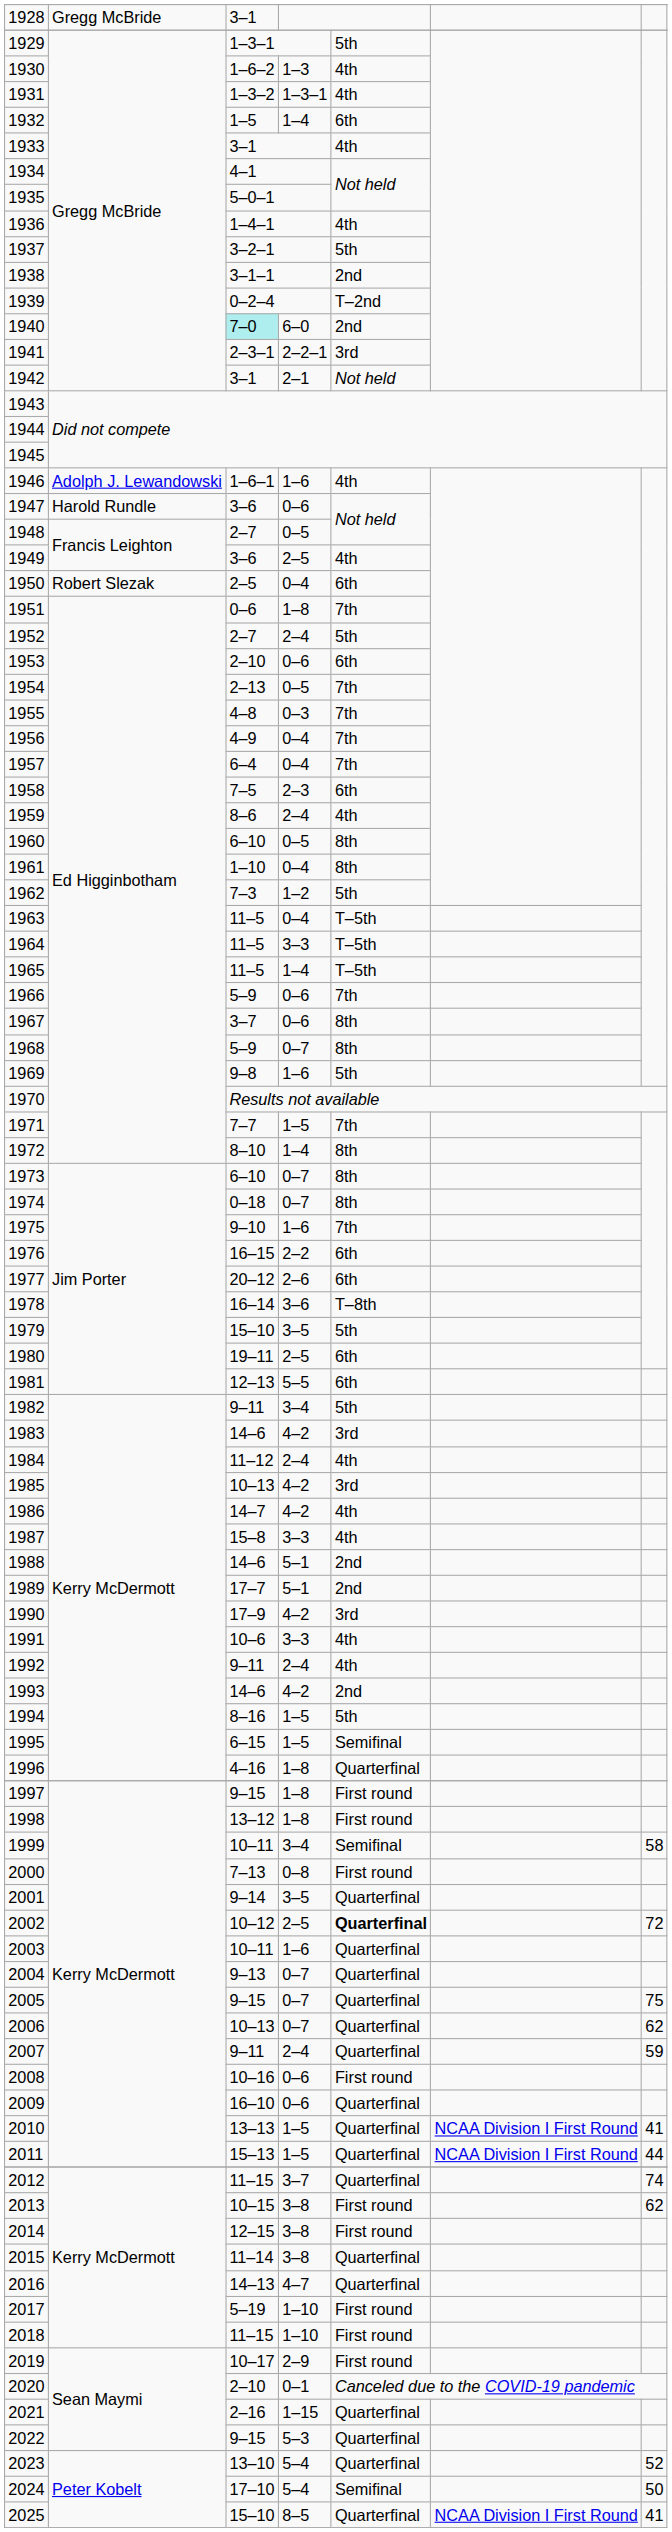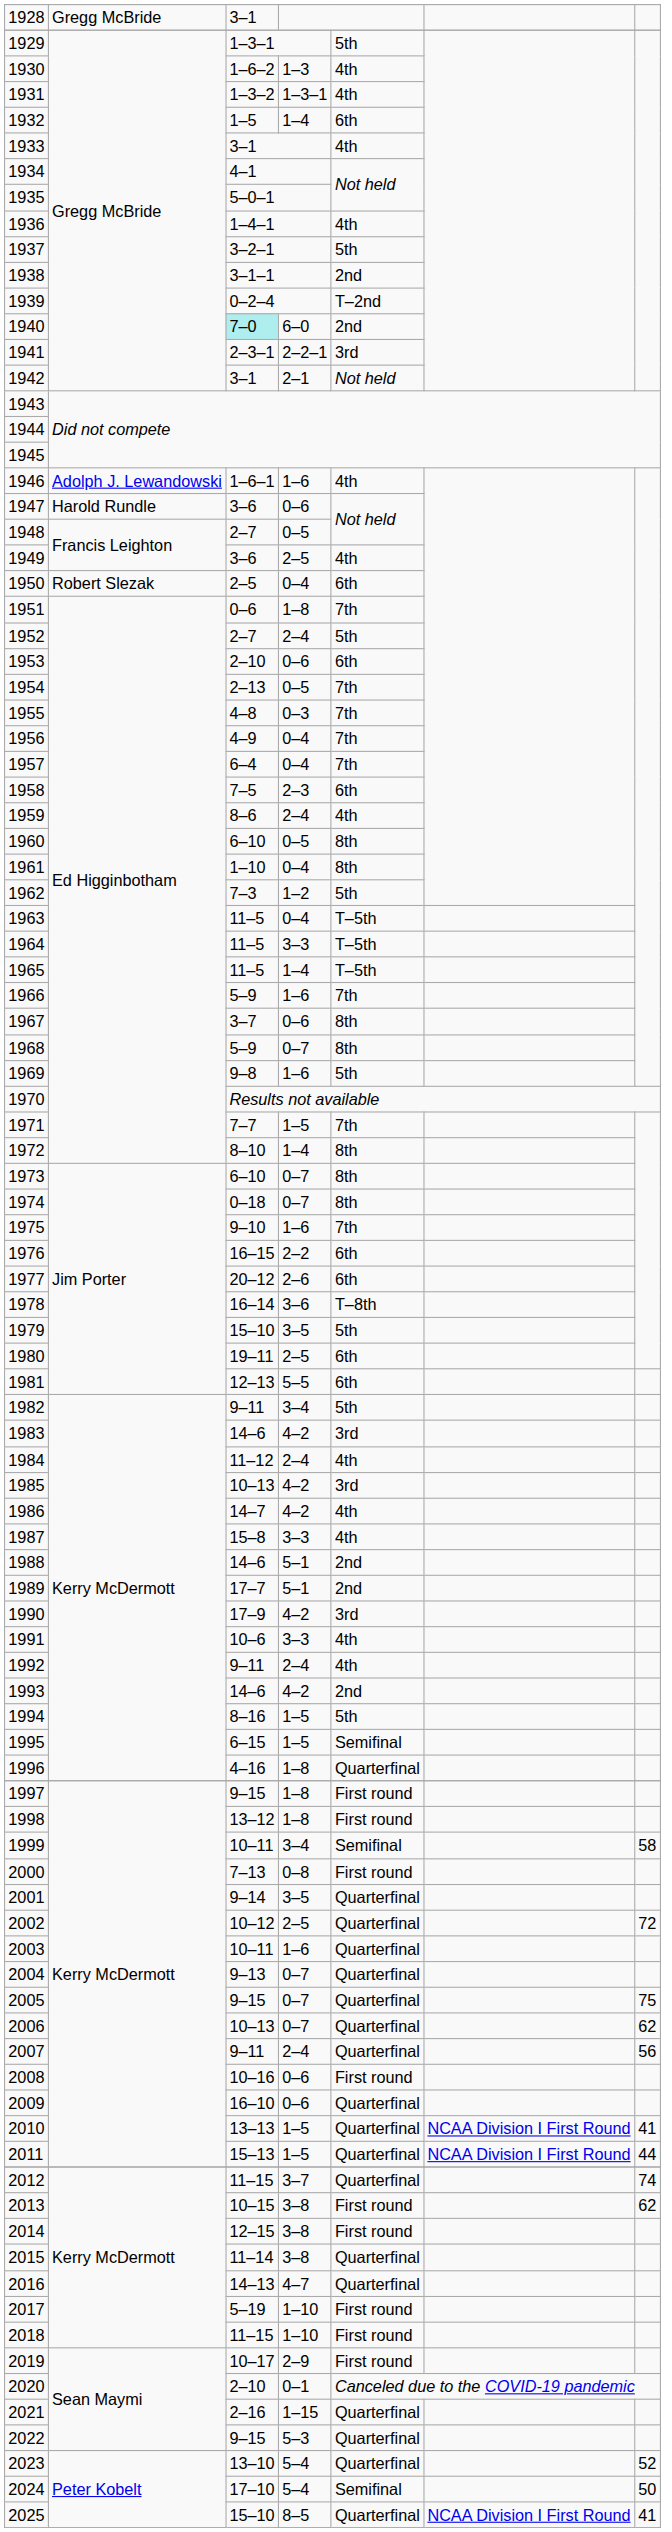(296, 996) 0–6 -> (296, 996) 1–6
(381, 1923) bold -> (377, 1923) normal
(654, 2052) 59 -> (647, 2052) 56
